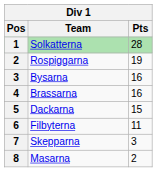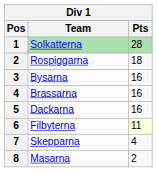(137, 61) 19 -> (137, 61) 18
(137, 110) 15 -> (137, 110) 16
(136, 126) no background -> (136, 126) lightyellow background
(134, 142) 3 -> (134, 142) 4
